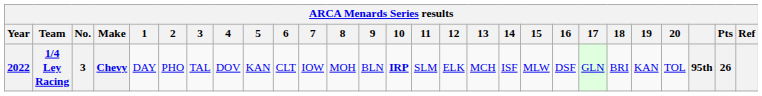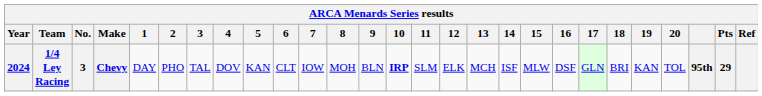(18, 67) 2022 -> (18, 67) 2024
(725, 67) 26 -> (725, 67) 29
